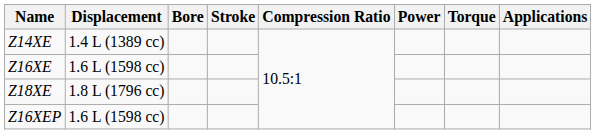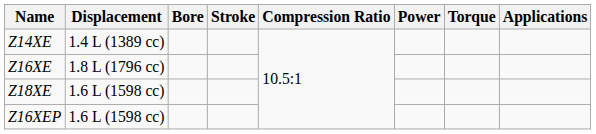(117, 66) 1.6 L (1598 cc) -> (117, 66) 1.8 L (1796 cc)
(117, 91) 1.8 L (1796 cc) -> (117, 91) 1.6 L (1598 cc)
